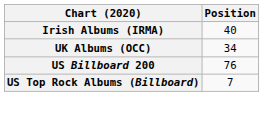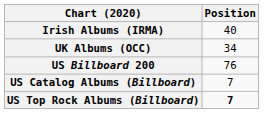+ row: (103, 83)
(230, 83) normal -> (230, 100) bold
